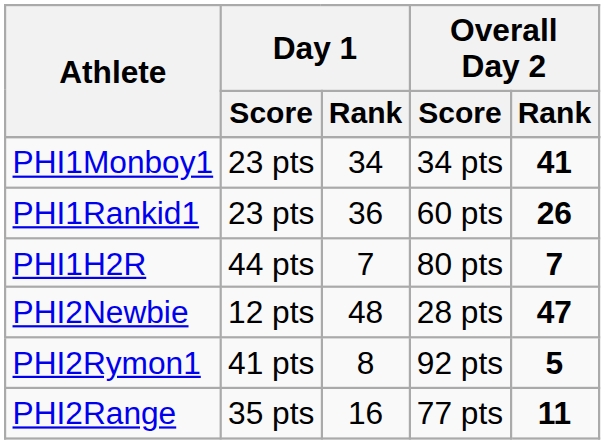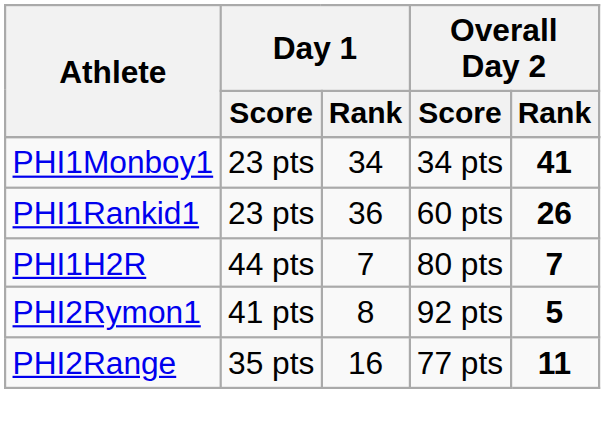- row: (101, 313)
